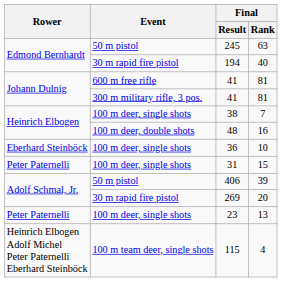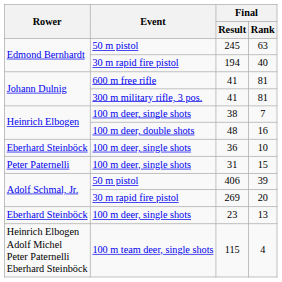(38, 215) Peter Paternelli -> (47, 215) Eberhard Steinböck
